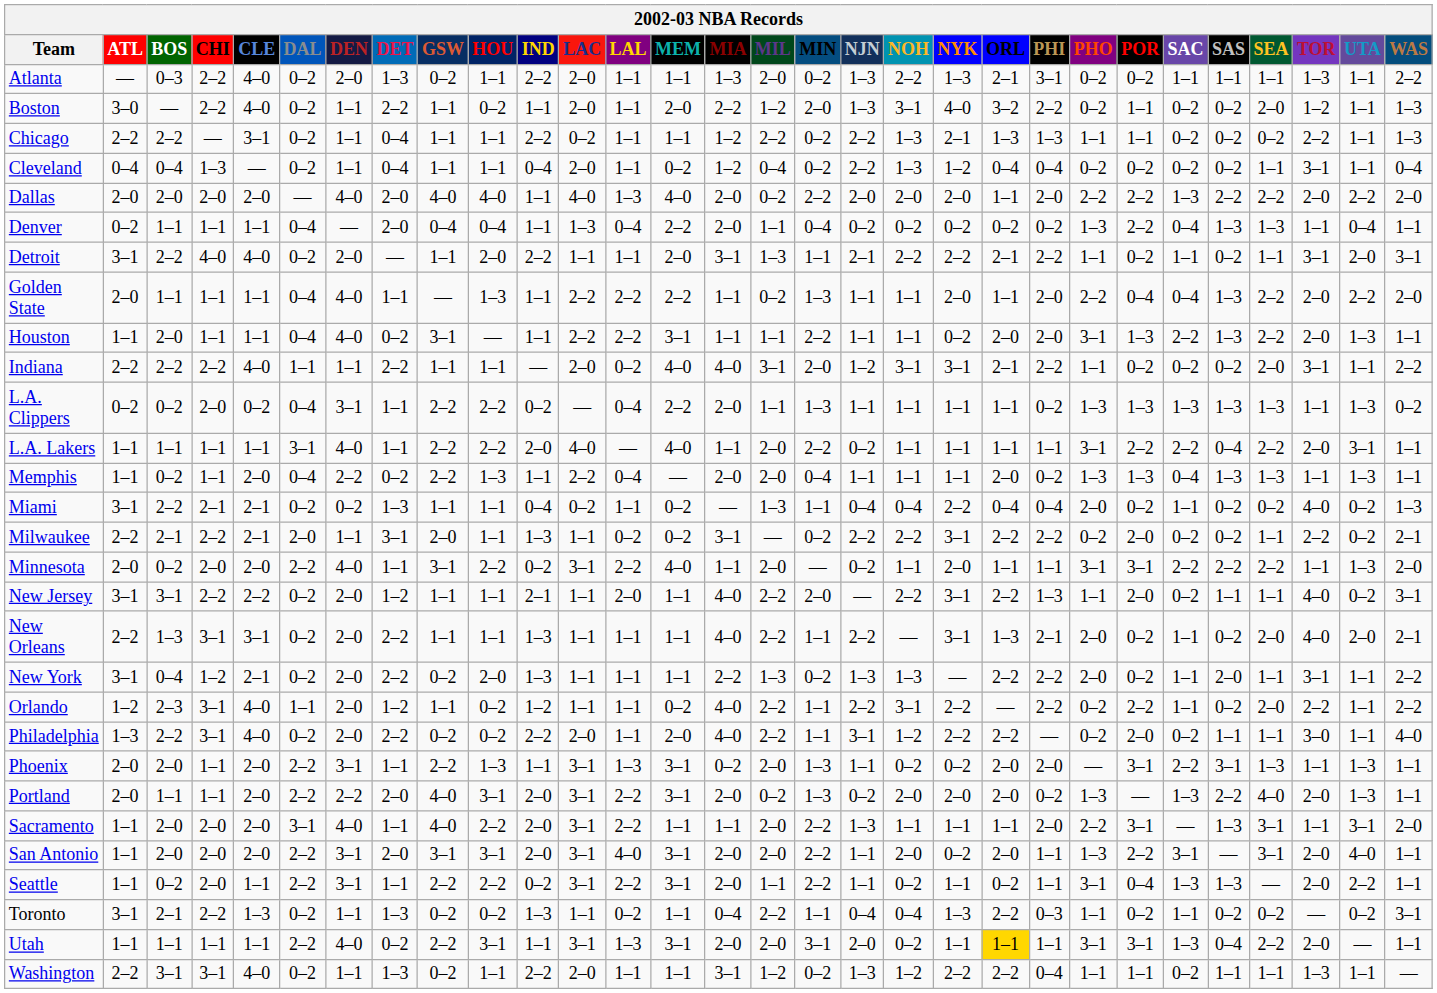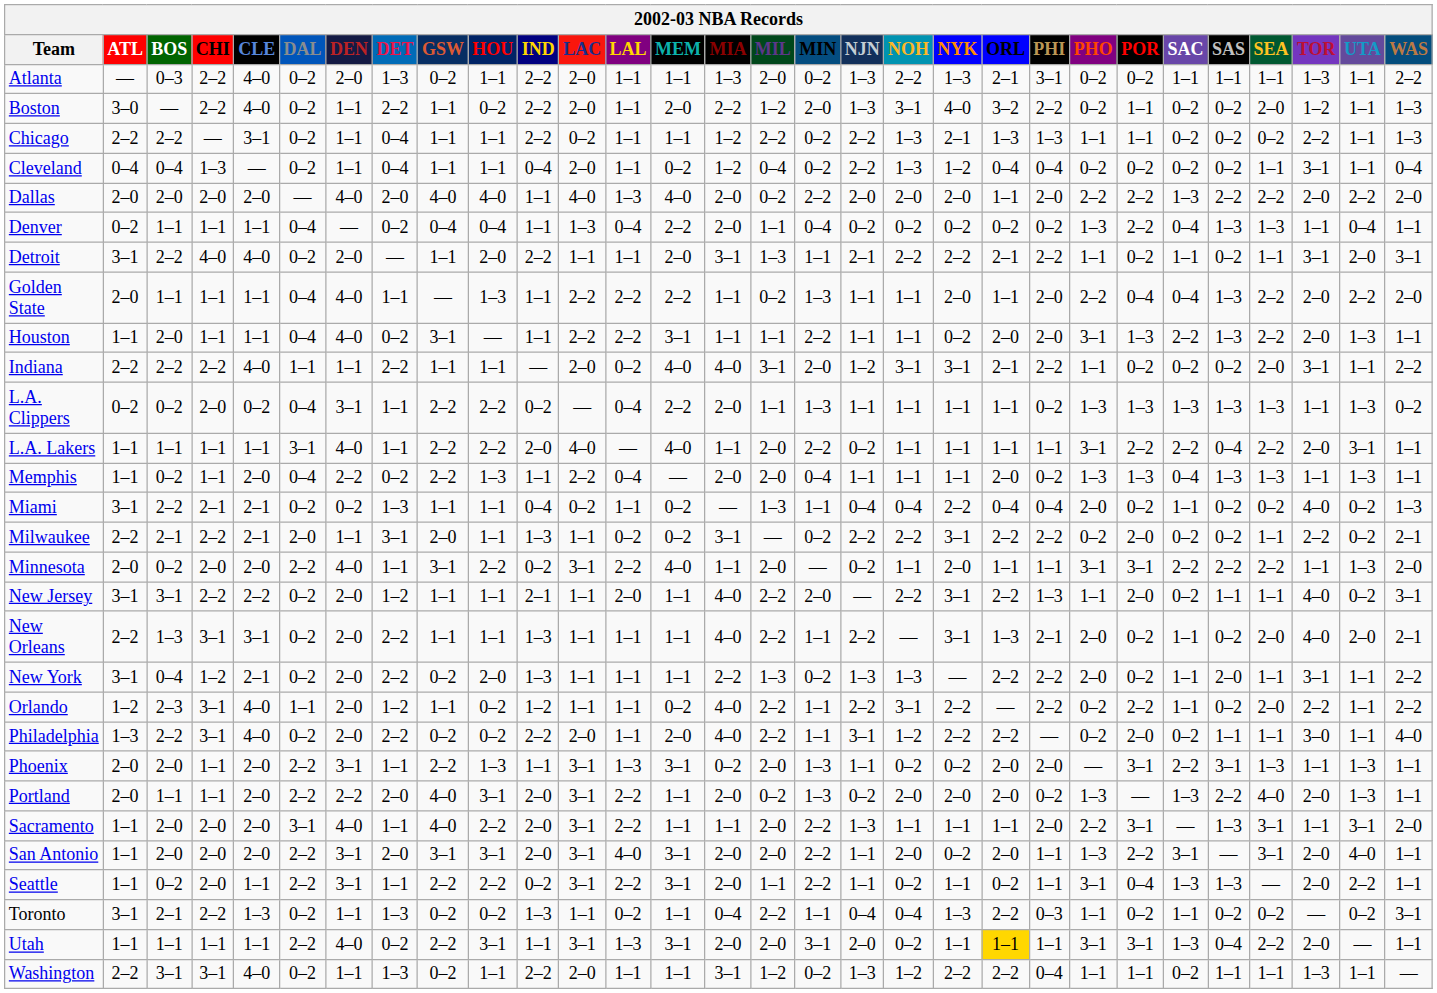(538, 108) 1–1 -> (538, 108) 2–2
(395, 227) 2–0 -> (395, 227) 0–2
(678, 795) 3–1 -> (678, 795) 1–1
